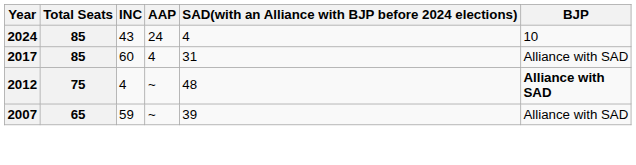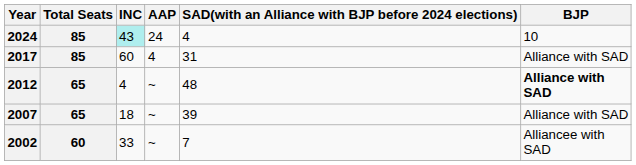(127, 36) no background -> (127, 36) paleturquoise background
(78, 85) 75 -> (78, 85) 65
(127, 114) 59 -> (127, 114) 18
+ row: (22, 142)
